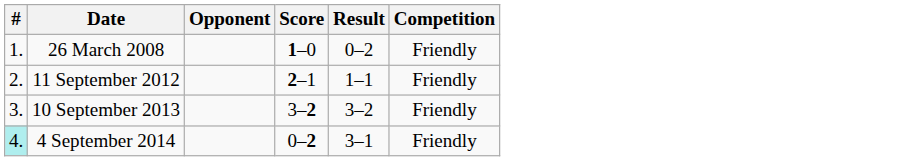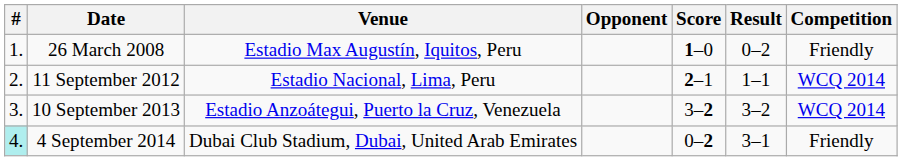+ column: (383, 19)
(444, 79) Friendly -> (841, 79) WCQ 2014
(444, 110) Friendly -> (841, 110) WCQ 2014
